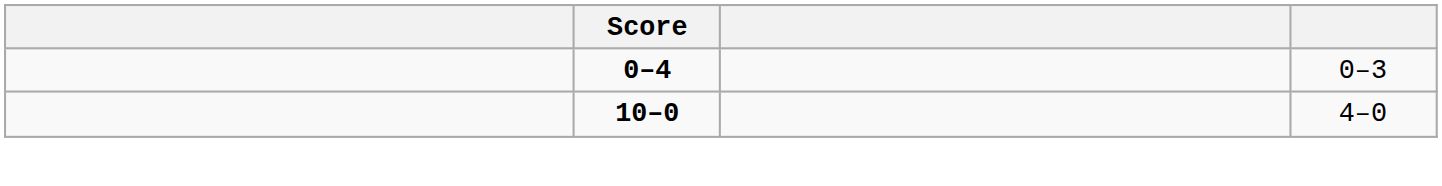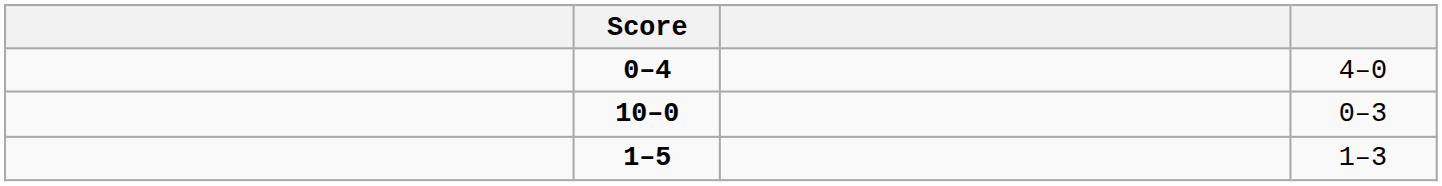(1363, 70) 0–3 -> (1363, 70) 4–0
(1363, 114) 4–0 -> (1363, 114) 0–3
+ row: (647, 158)
